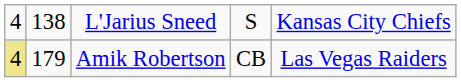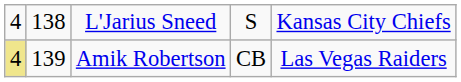(49, 58) 179 -> (49, 58) 139
